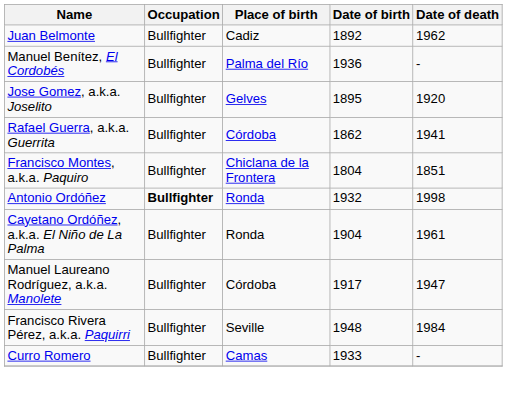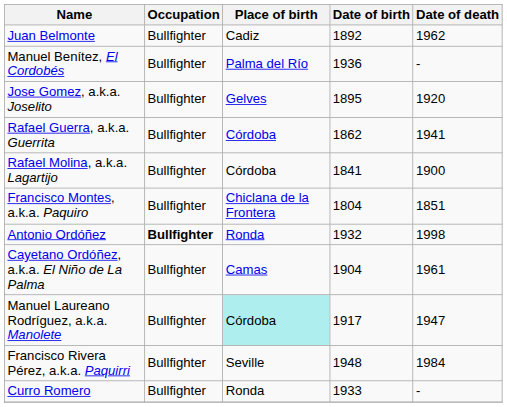+ row: (67, 170)
(245, 234) Ronda -> (247, 269) Camas
(251, 284) no background -> (251, 320) paleturquoise background
(247, 355) Camas -> (245, 391) Ronda
